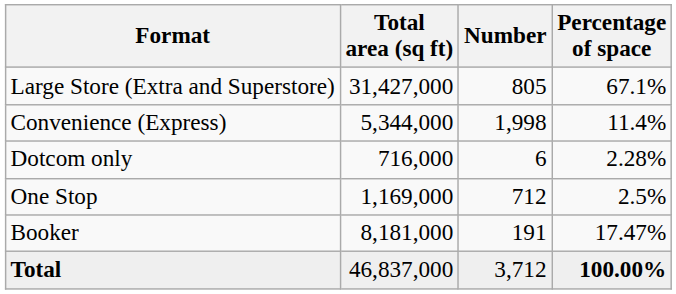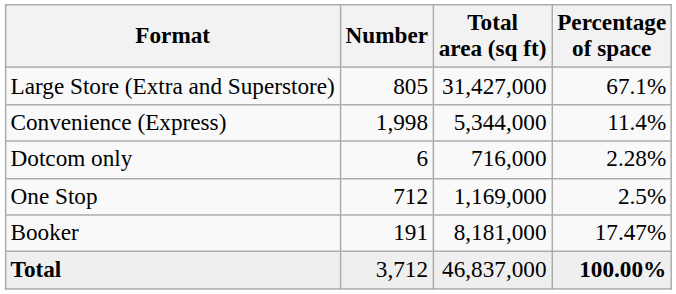columns swapped: (505, 35) <-> (399, 35)
